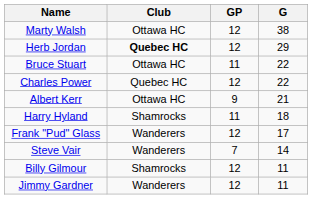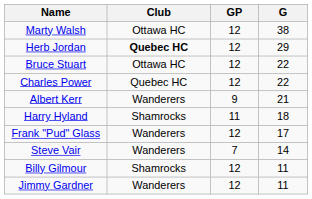(234, 64) 11 -> (234, 64) 12
(159, 99) Ottawa HC -> (159, 99) Wanderers
